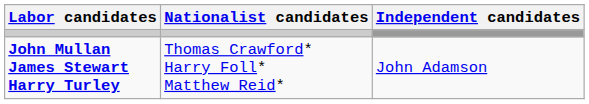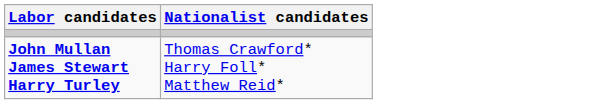- column: (478, 17)
